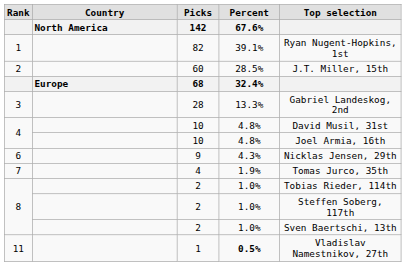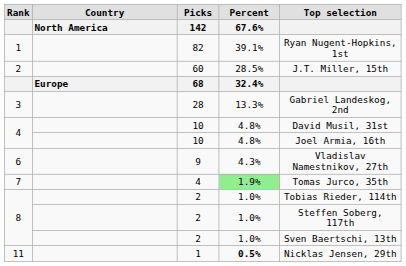(340, 156) Nicklas Jensen, 29th -> (340, 161) Vladislav Namestnikov, 27th
(249, 171) no background -> (249, 182) lightgreen background
(340, 248) Vladislav Namestnikov, 27th -> (340, 254) Nicklas Jensen, 29th
